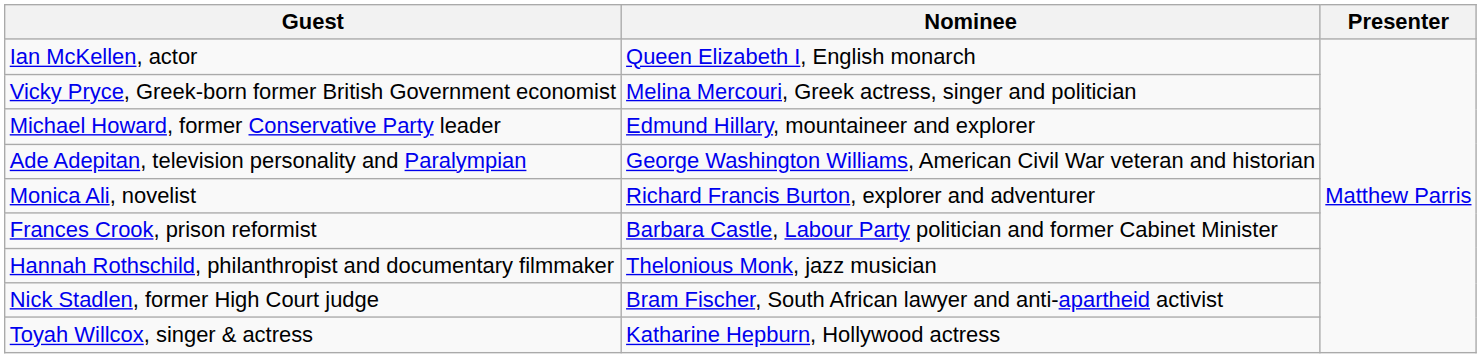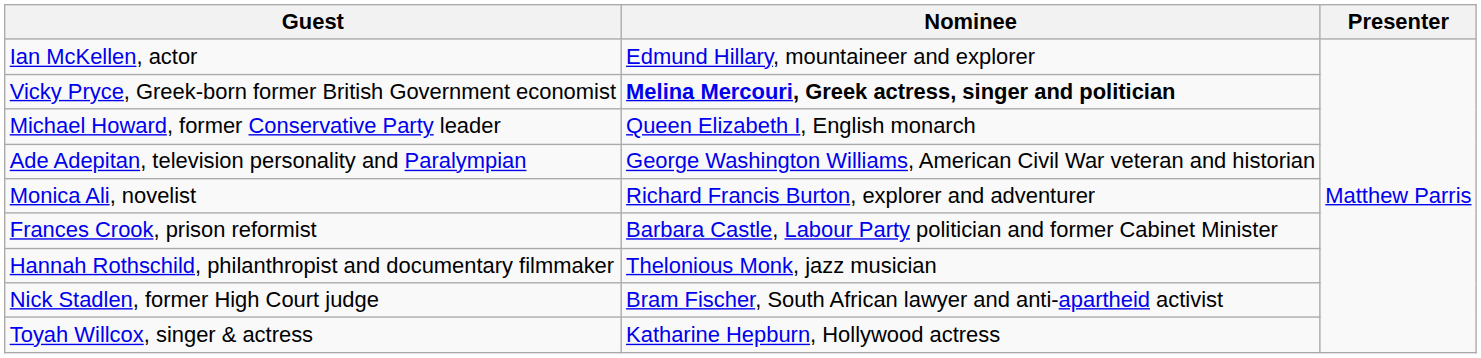(801, 56) Queen Elizabeth I, English monarch -> (831, 56) Edmund Hillary, mountaineer and explorer
(881, 91) normal -> (901, 91) bold
(831, 126) Edmund Hillary, mountaineer and explorer -> (801, 126) Queen Elizabeth I, English monarch
